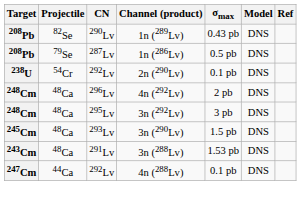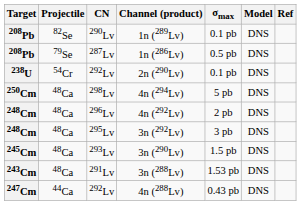(223, 33) 0.43 pb -> (223, 33) 0.1 pb
+ row: (161, 92)
(223, 171) 0.1 pb -> (223, 190) 0.43 pb
